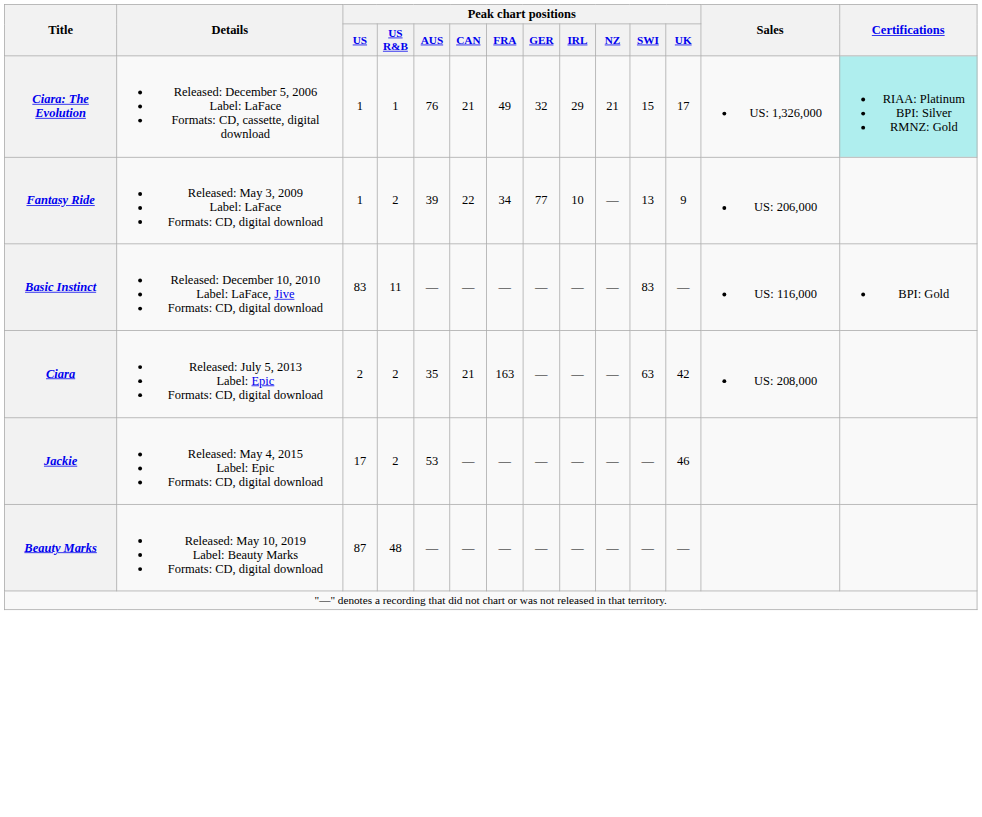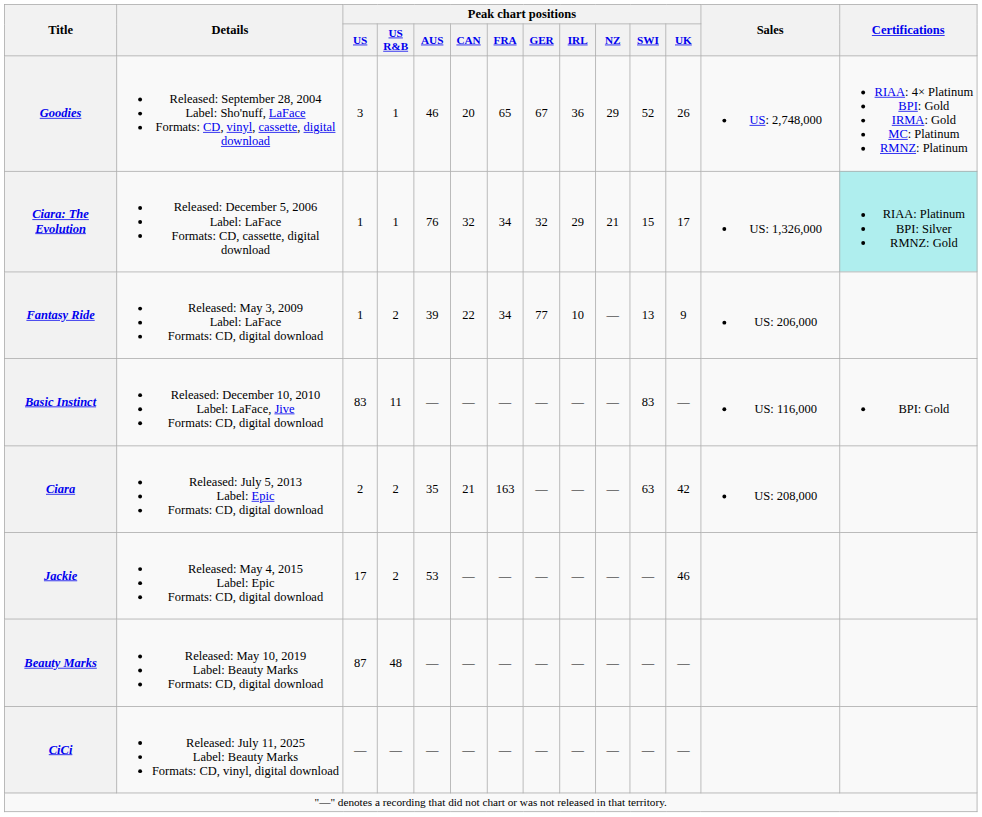+ row: (61, 113)
(468, 106) 21 -> (469, 221) 32
(505, 106) 49 -> (505, 221) 34
+ row: (61, 749)
